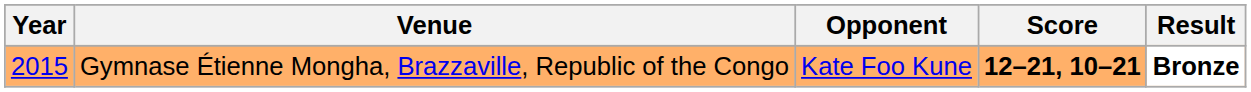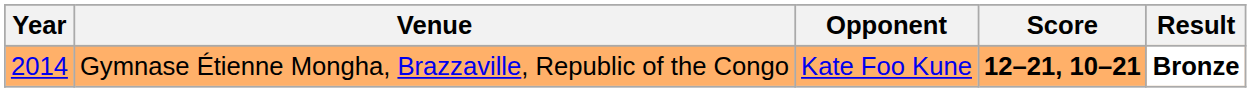(39, 66) 2015 -> (39, 66) 2014
